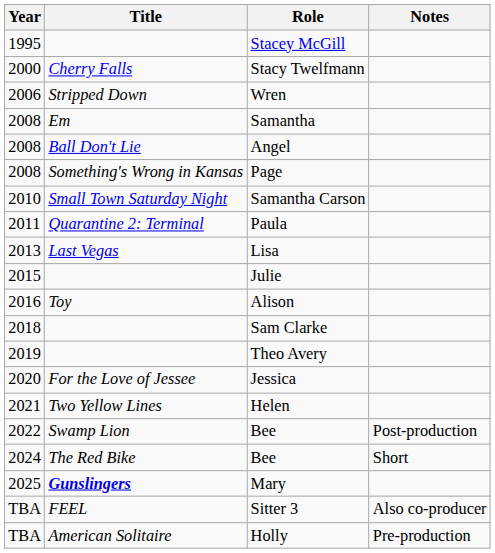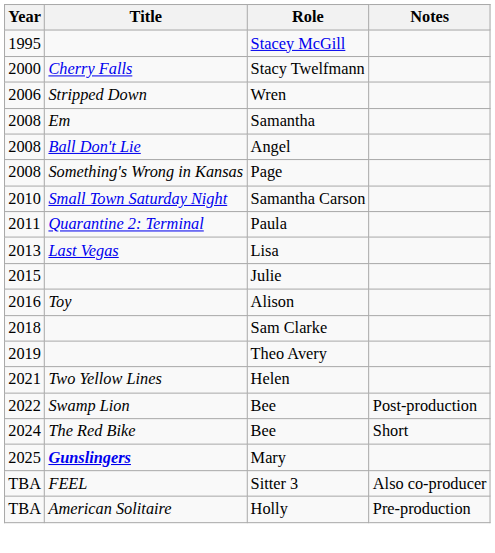- row: (25, 379)
